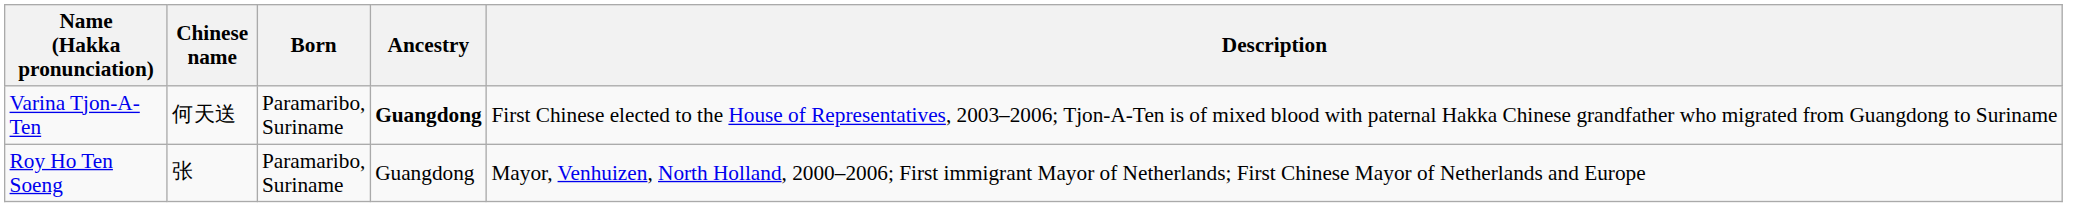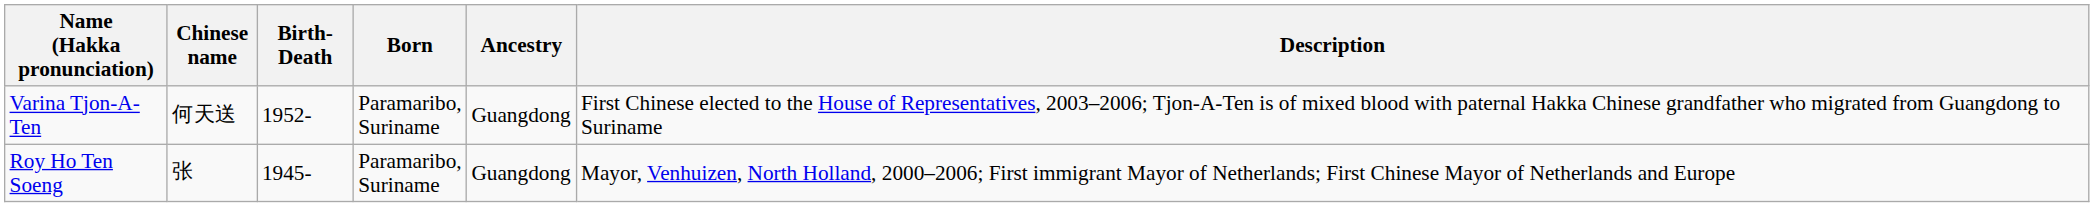+ column: (305, 45)
(428, 114) bold -> (521, 114) normal
